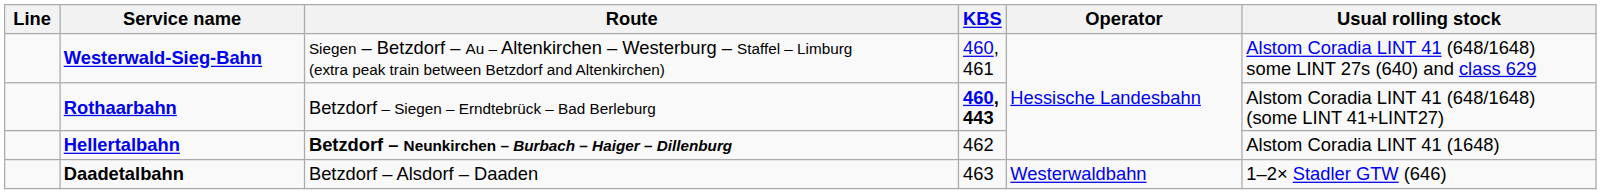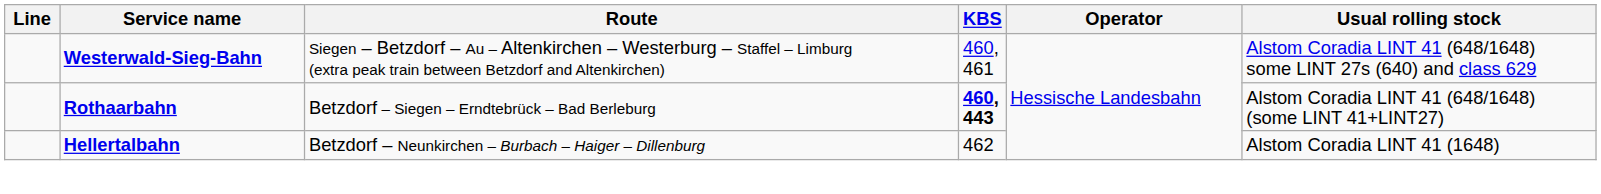(521, 145) bold -> (507, 145) normal
- row: (124, 174)
